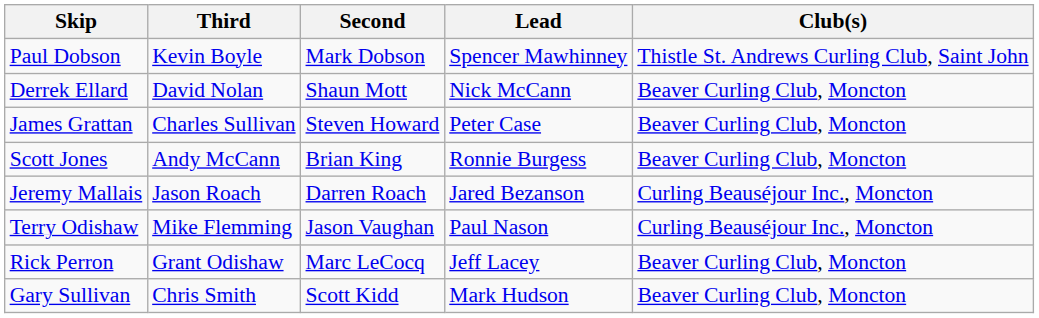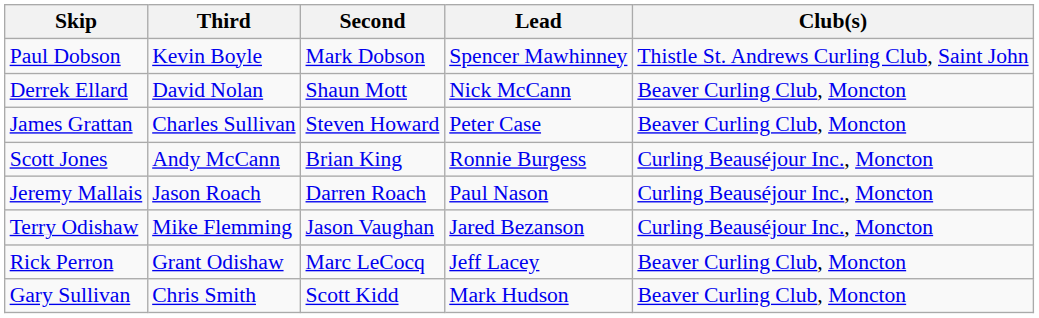(772, 158) Beaver Curling Club, Moncton -> (785, 158) Curling Beauséjour Inc., Moncton
(517, 192) Jared Bezanson -> (499, 192) Paul Nason
(499, 227) Paul Nason -> (517, 227) Jared Bezanson
